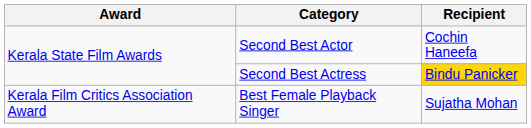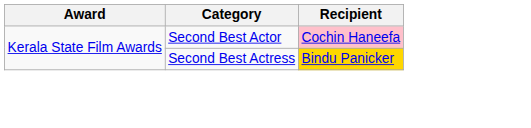(451, 44) no background -> (351, 37) pink background
- row: (308, 104)
